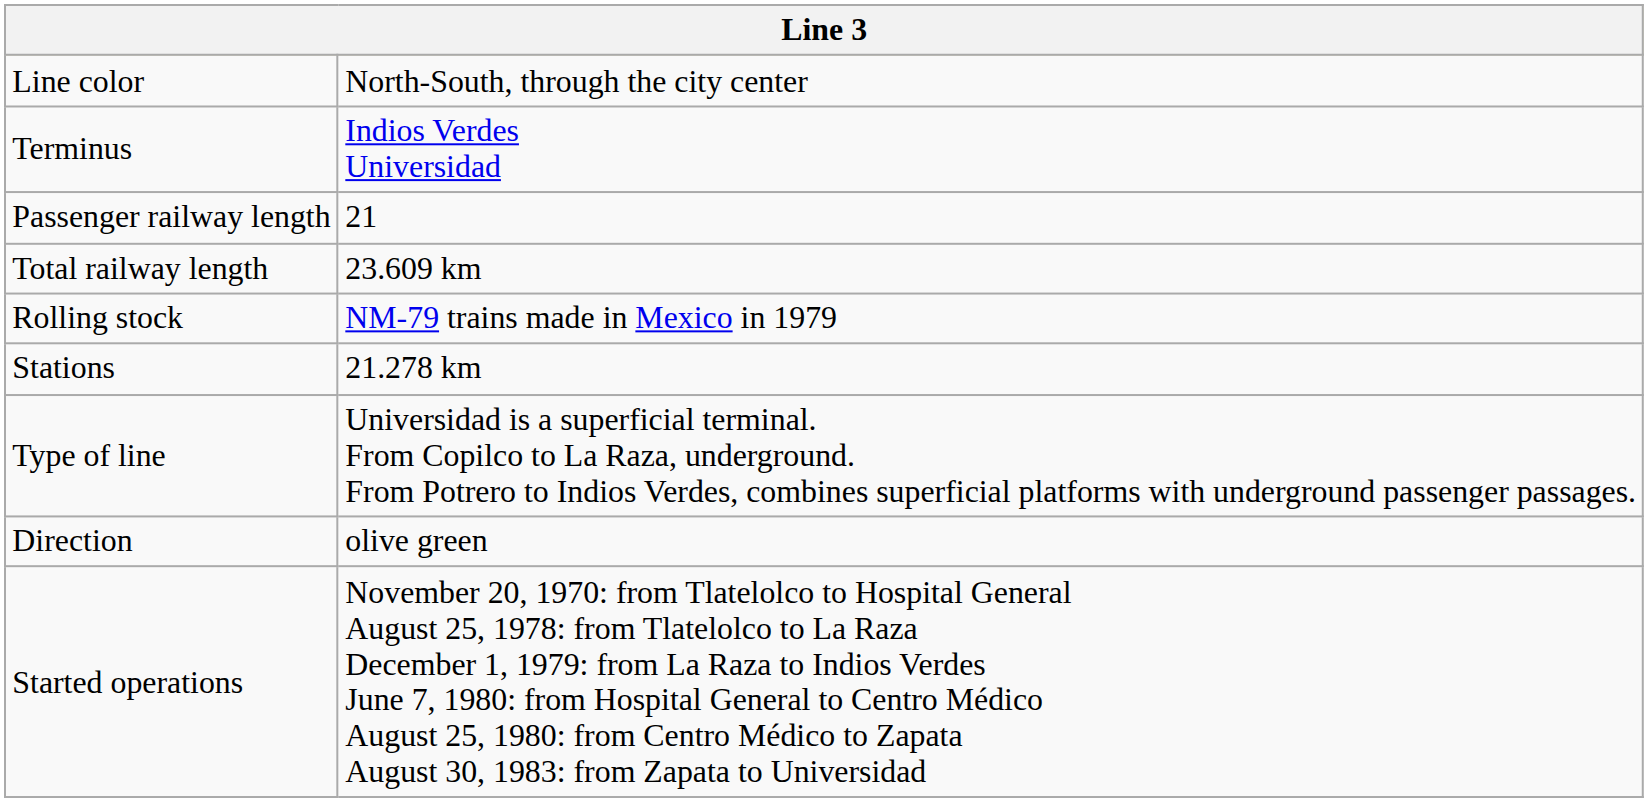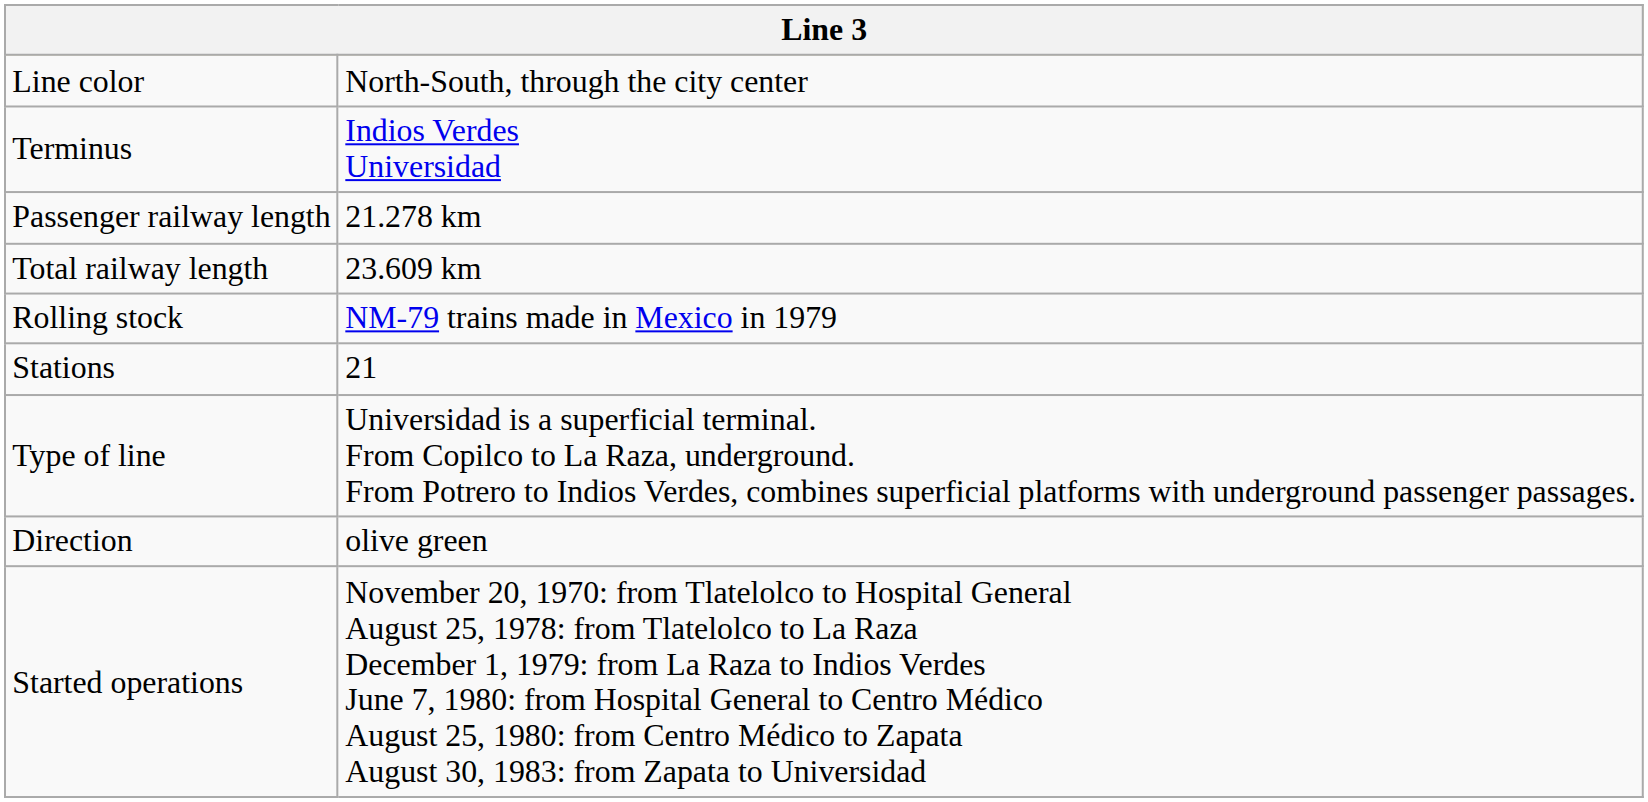(361, 217) 21 -> (413, 217) 21.278 km
(413, 368) 21.278 km -> (361, 368) 21
